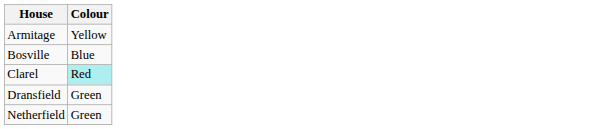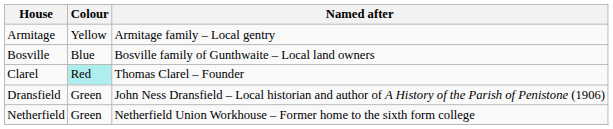+ column: (360, 14)
